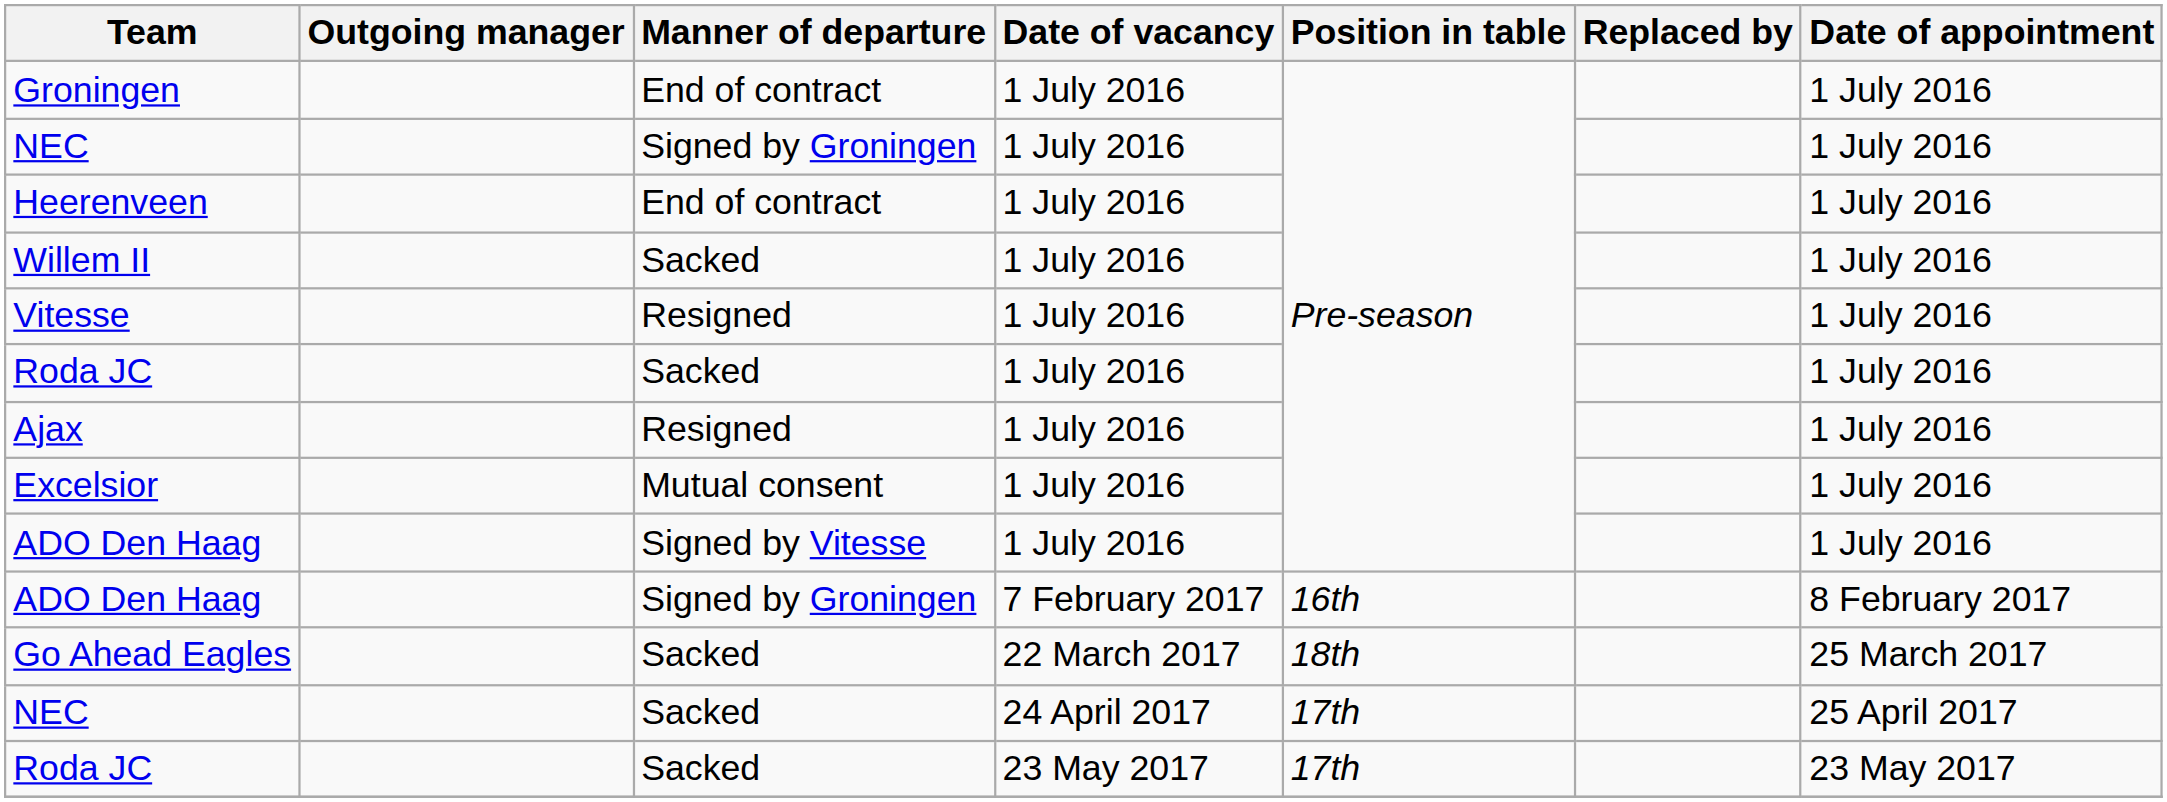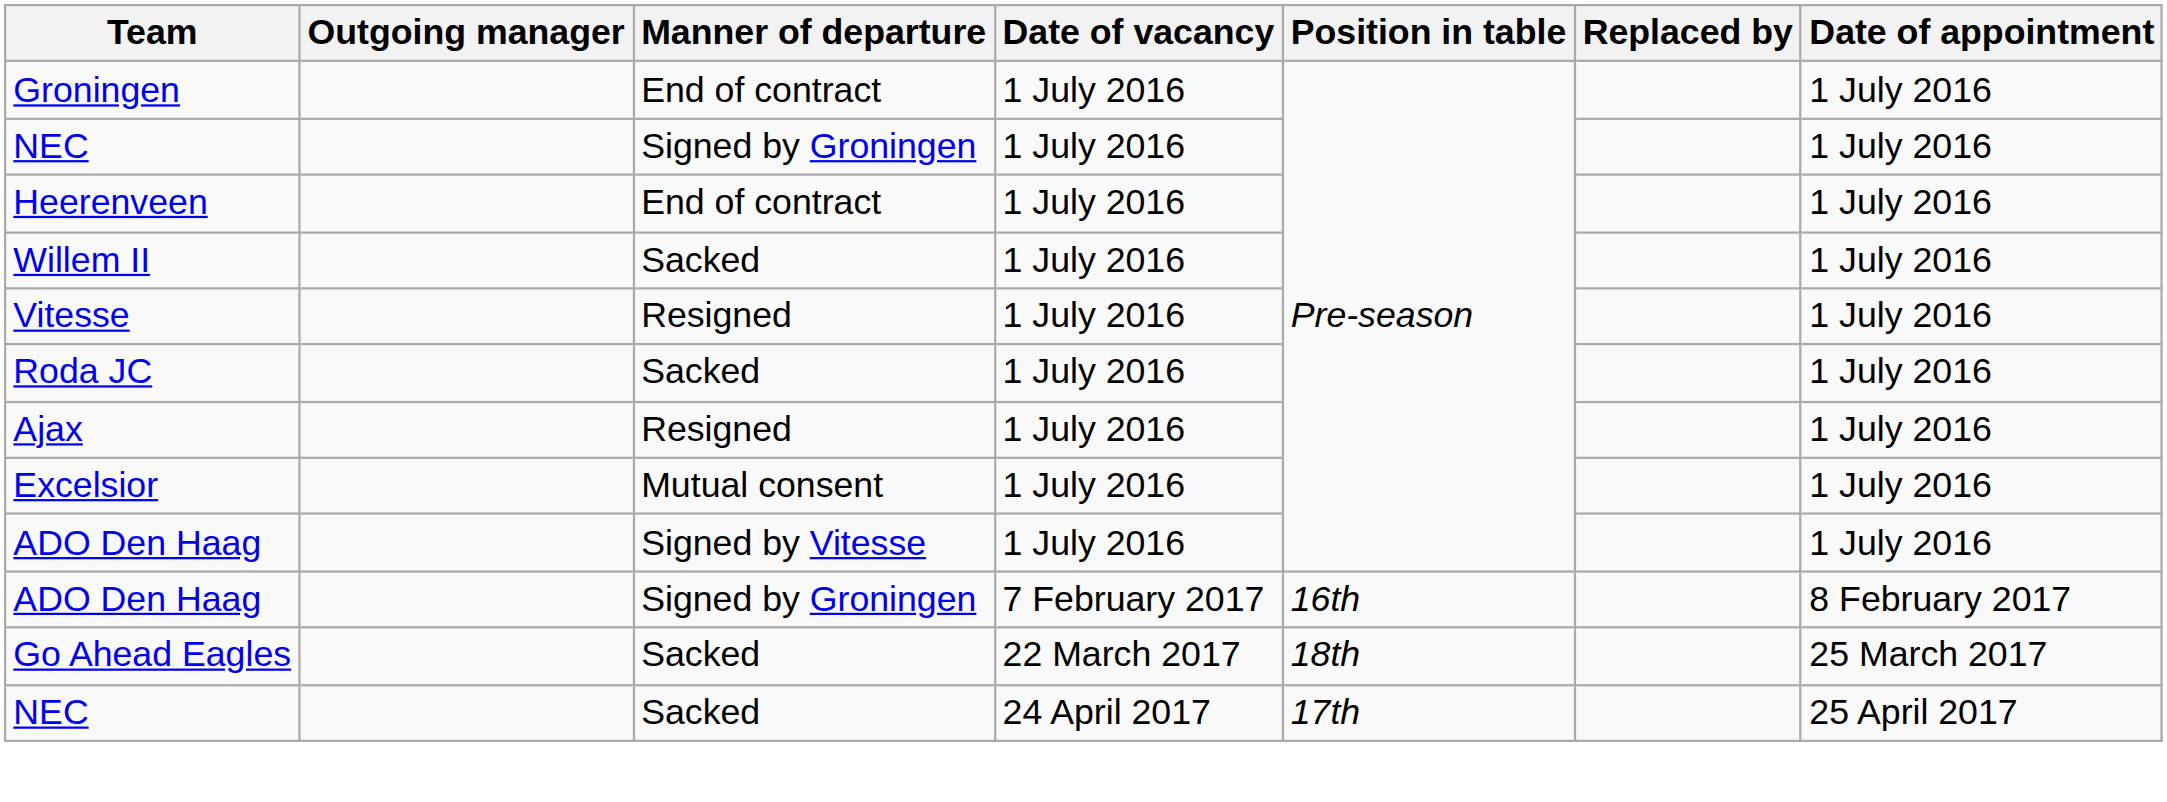- row: (83, 768)
